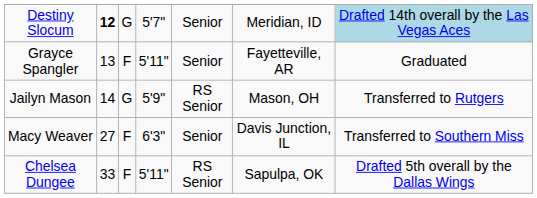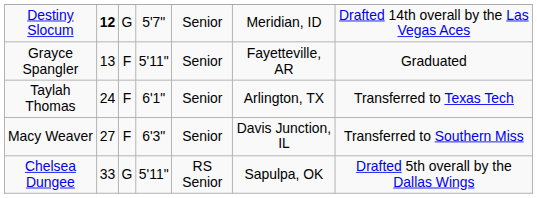(434, 23) lightblue background -> (434, 23) no background
- row: (50, 98)
+ row: (50, 98)
(127, 174) F -> (127, 174) G
